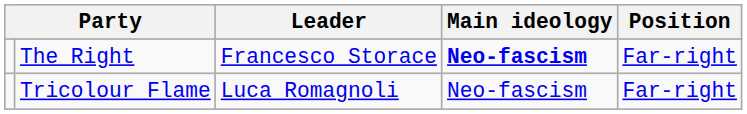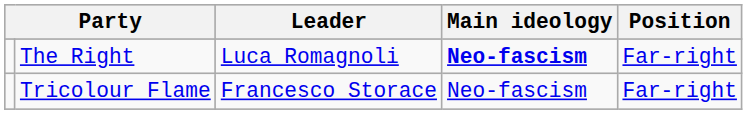(329, 57) Francesco Storace -> (310, 57) Luca Romagnoli
(310, 91) Luca Romagnoli -> (329, 91) Francesco Storace
